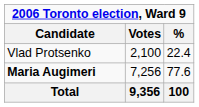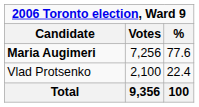rows swapped: (51, 72) <-> (49, 53)
